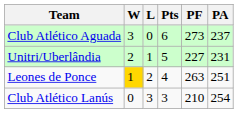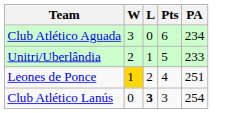- column: (195, 14)
(220, 35) 237 -> (195, 35) 234
(220, 56) 231 -> (195, 56) 233
(150, 98) normal -> (150, 98) bold
